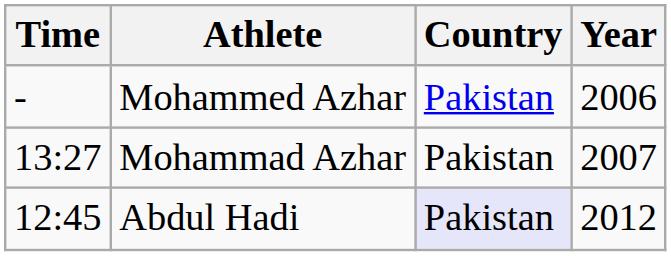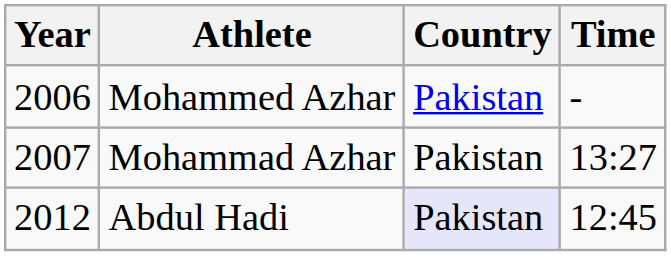columns swapped: (619, 34) <-> (58, 34)
